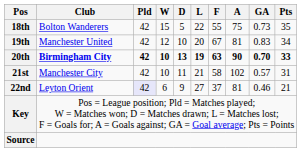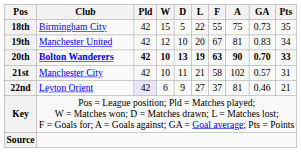(74, 27) Bolton Wanderers -> (73, 27) Birmingham City
(75, 57) Birmingham City -> (76, 57) Bolton Wanderers
